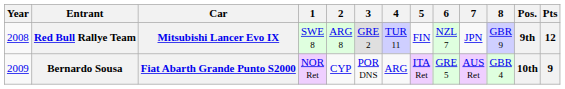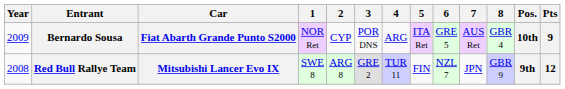rows swapped: (85, 38) <-> (85, 69)
